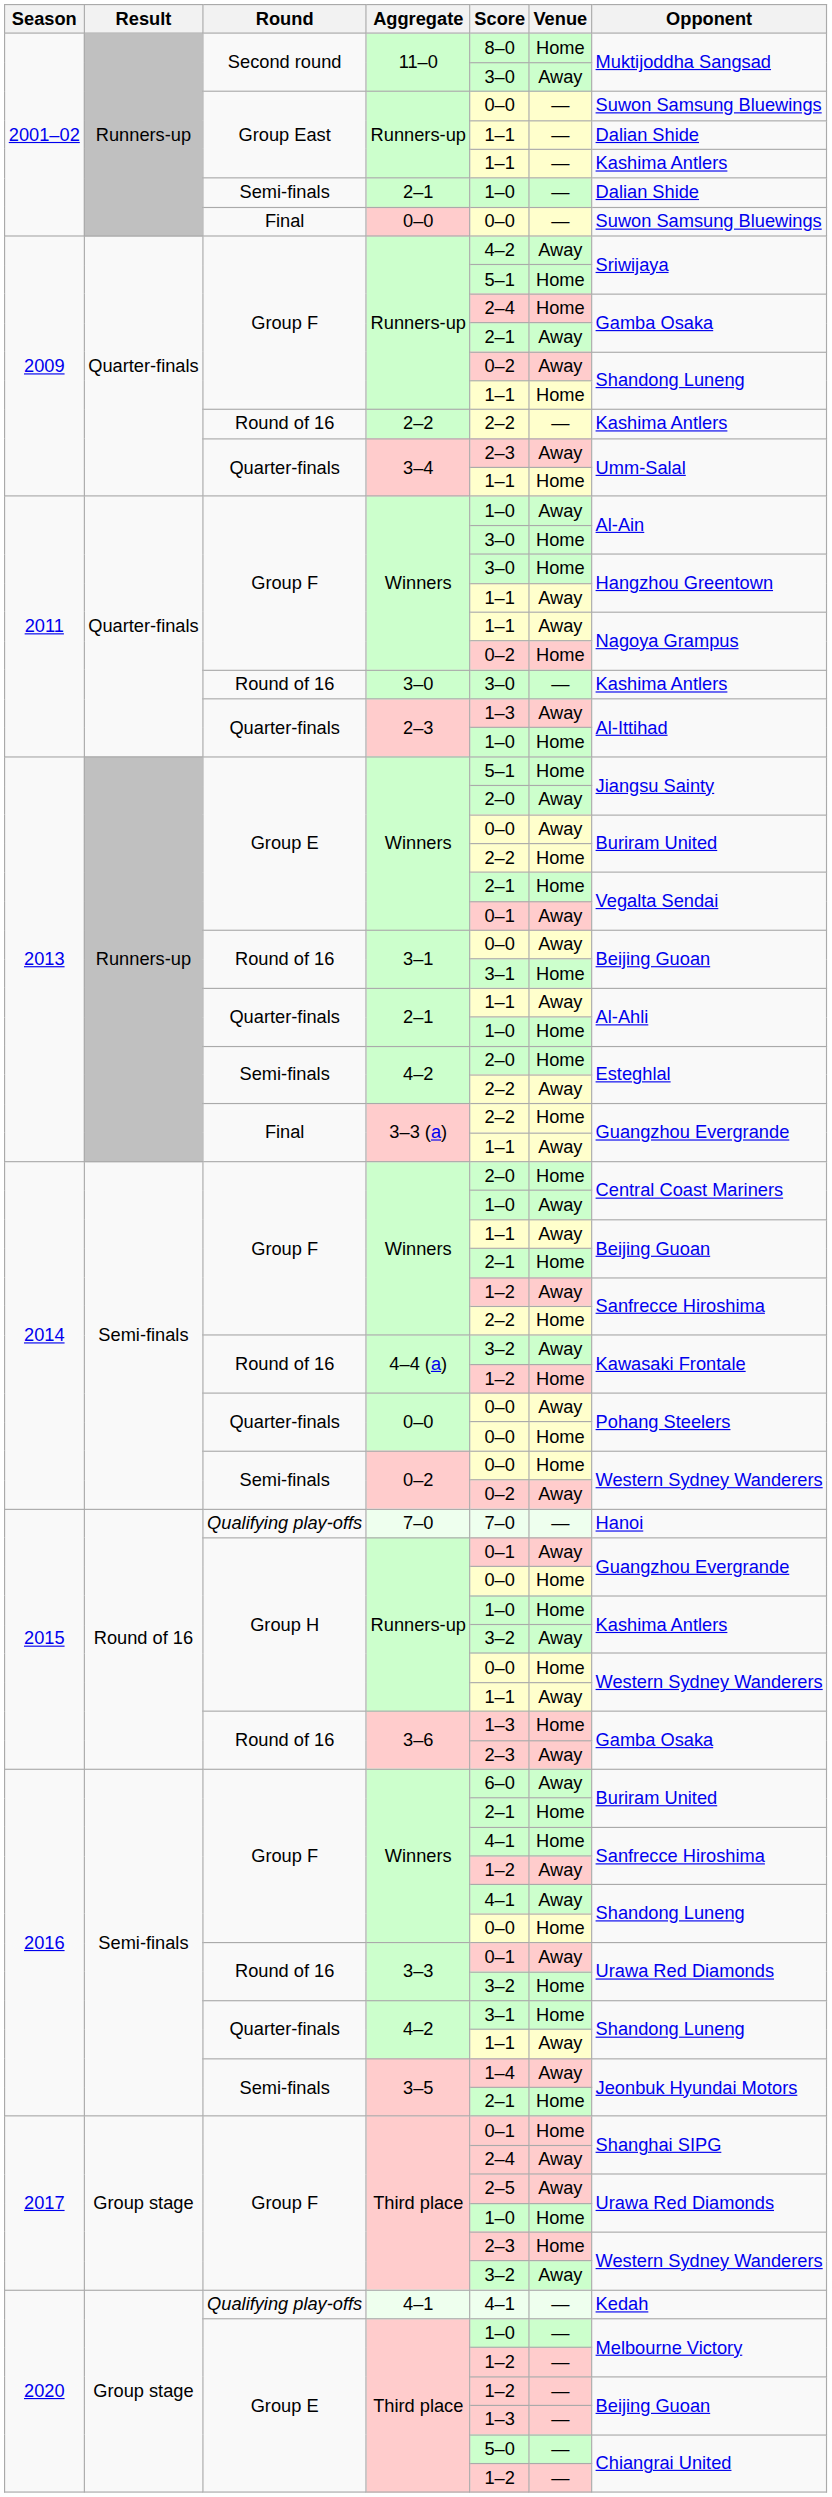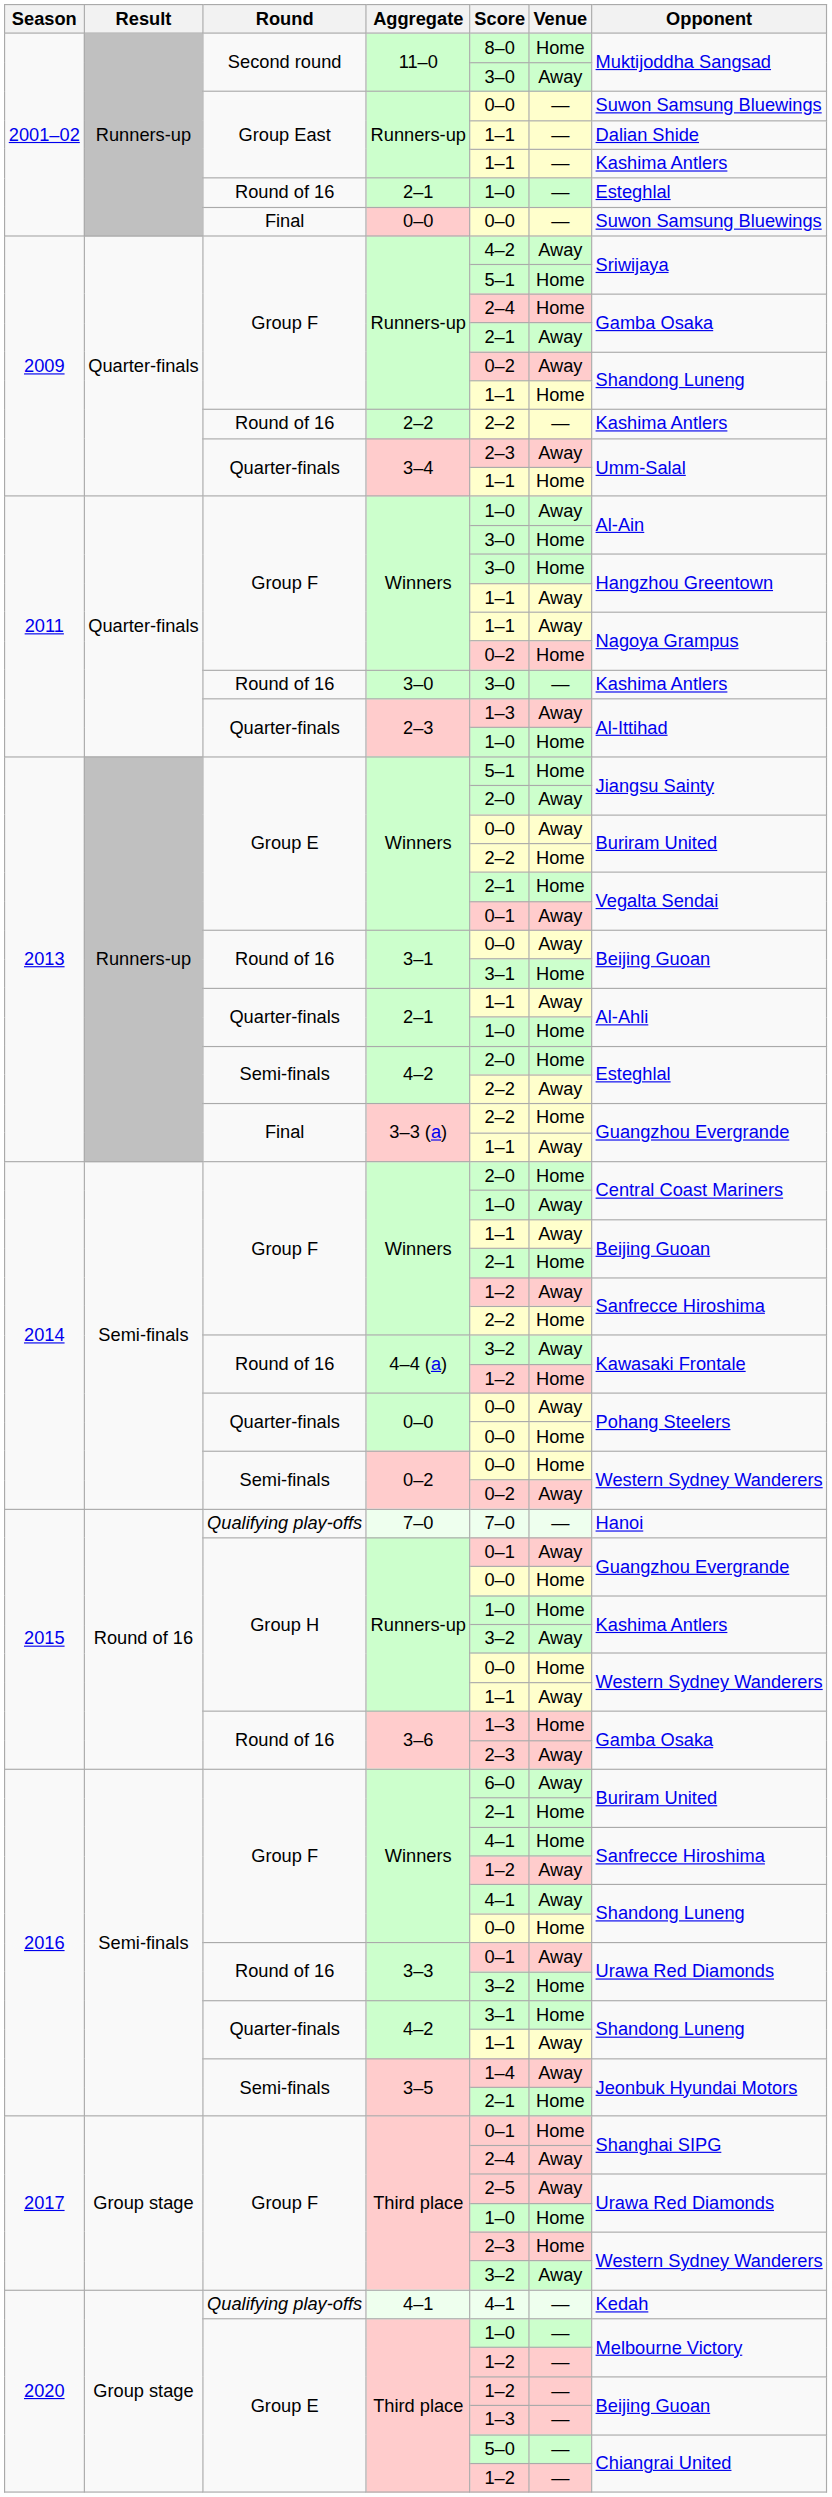(285, 192) Semi-finals -> (285, 192) Round of 16
(647, 192) Dalian Shide -> (633, 192) Esteghlal
